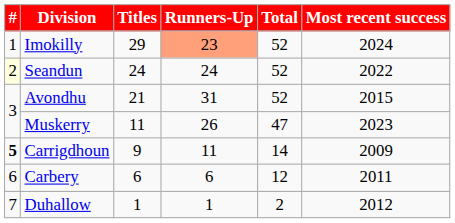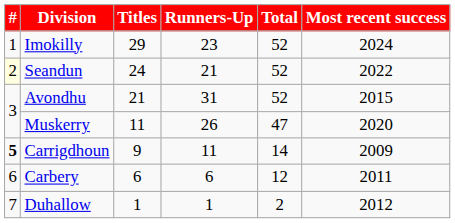(209, 44) lightsalmon background -> (209, 44) no background
(209, 71) 24 -> (209, 71) 21
(376, 124) 2023 -> (376, 124) 2020
